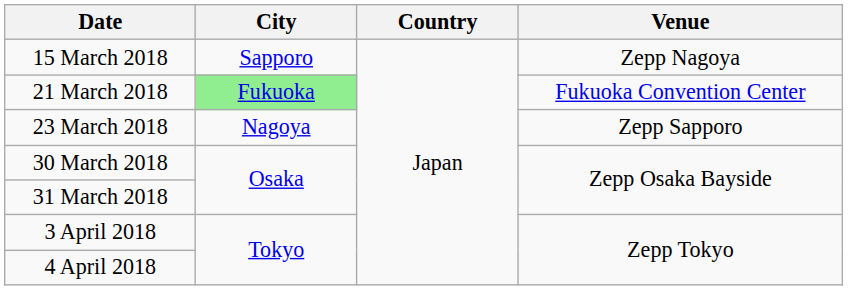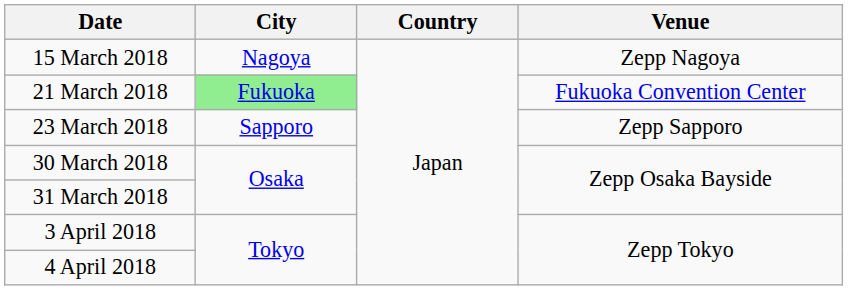(276, 57) Sapporo -> (276, 57) Nagoya
(276, 127) Nagoya -> (276, 127) Sapporo
